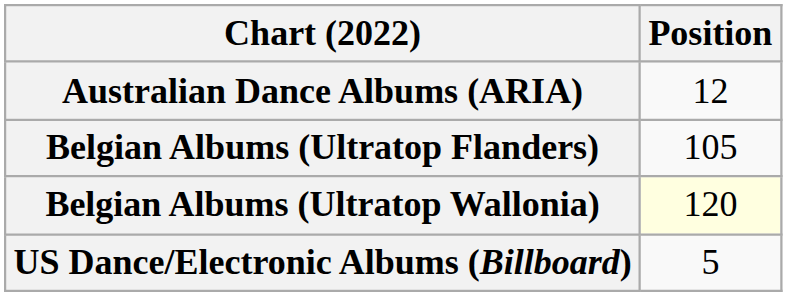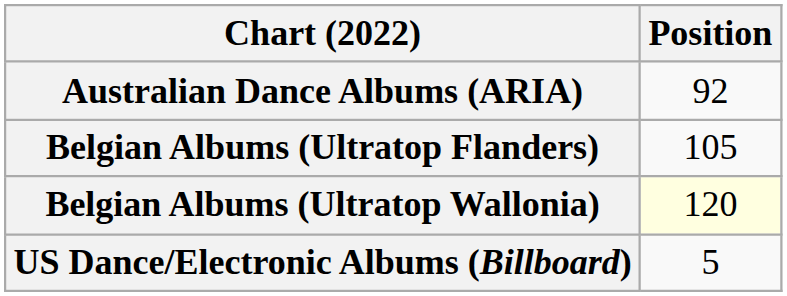(710, 90) 12 -> (710, 90) 92
